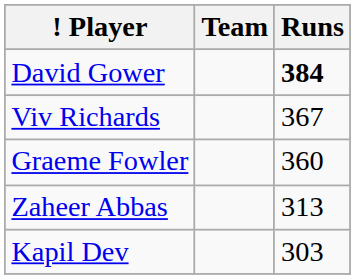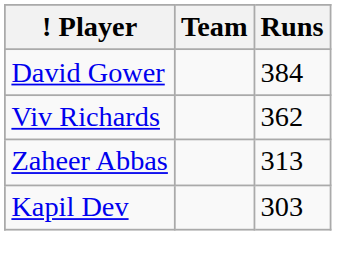(302, 71) bold -> (282, 71) normal
(302, 116) 367 -> (282, 116) 362
- row: (100, 161)
